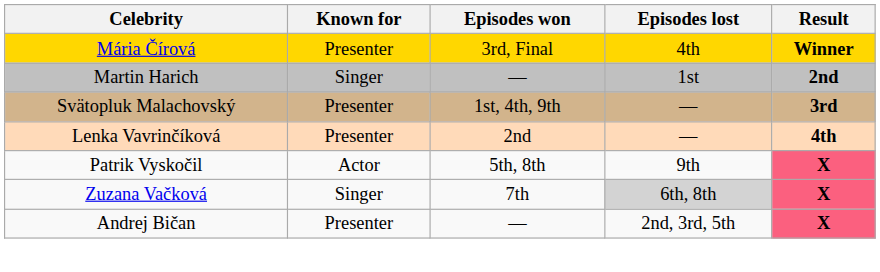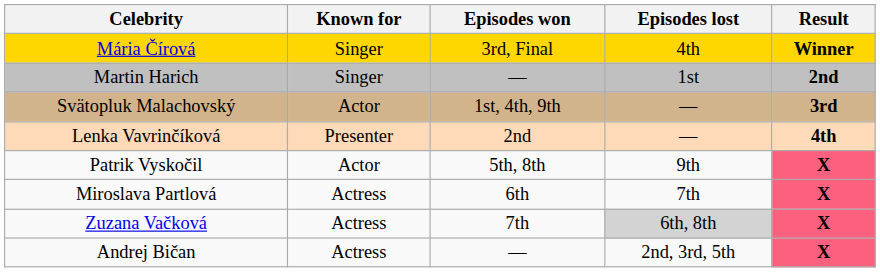(359, 48) Presenter -> (359, 48) Singer
(359, 106) Presenter -> (359, 106) Actor
+ row: (146, 194)
(359, 194) Singer -> (359, 223) Actress
(359, 223) Presenter -> (359, 252) Actress
